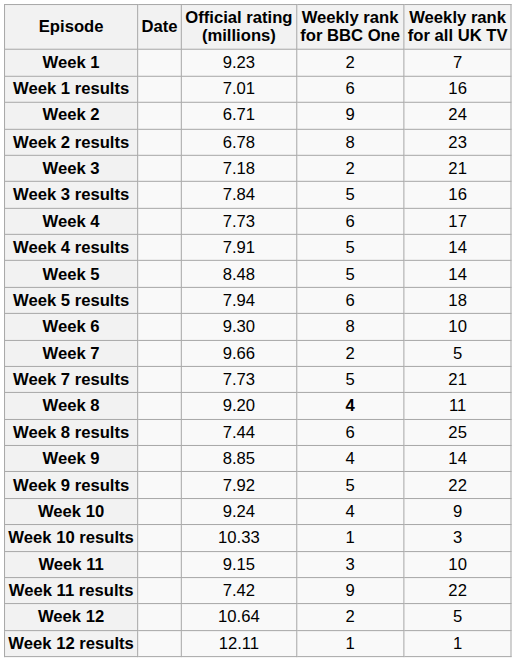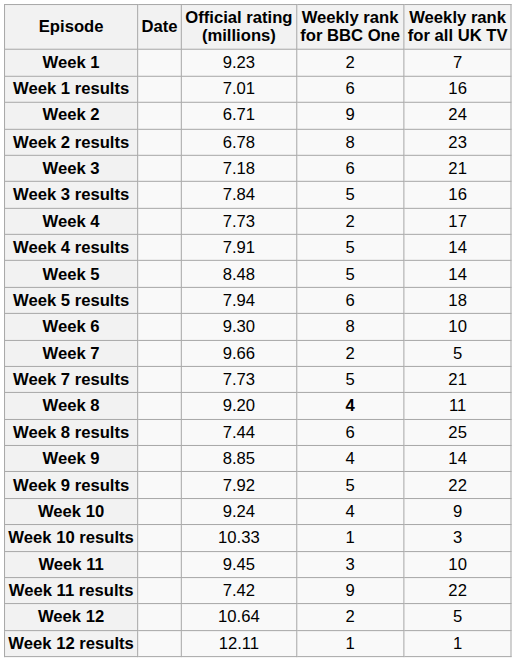(350, 168) 2 -> (350, 168) 6
(350, 221) 6 -> (350, 221) 2
(239, 564) 9.15 -> (239, 564) 9.45
